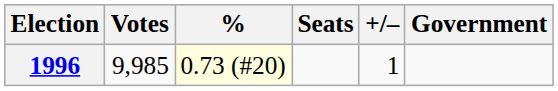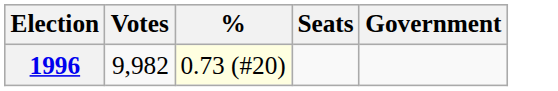- column: (382, 24)
(140, 64) 9,985 -> (140, 64) 9,982
